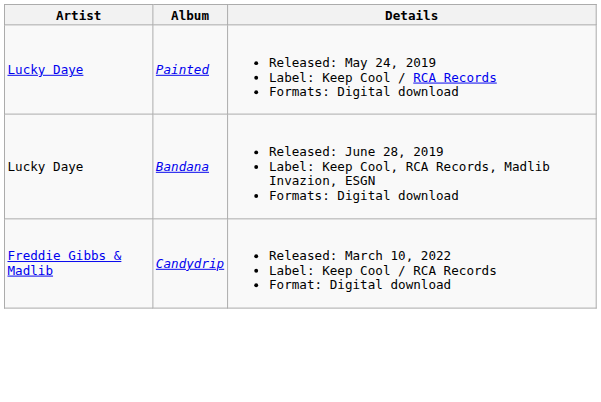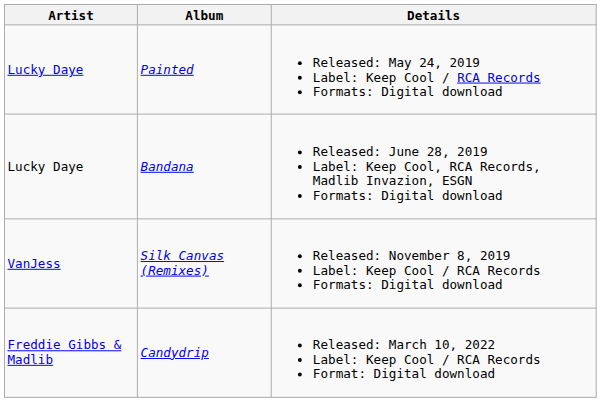+ row: (182, 263)
